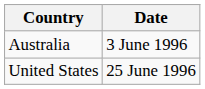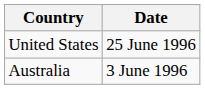rows swapped: (39, 44) <-> (53, 71)
